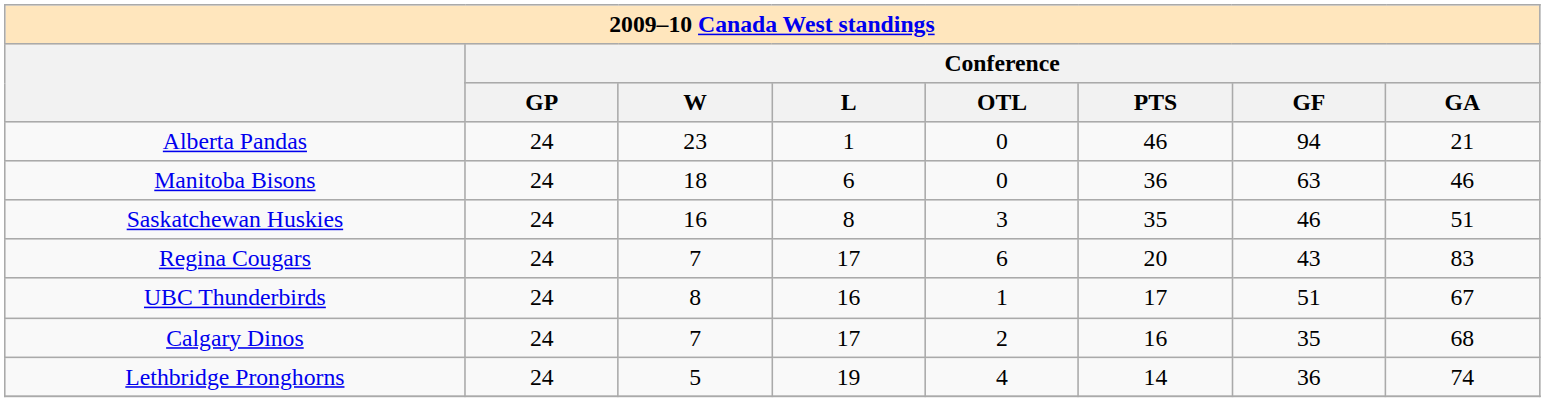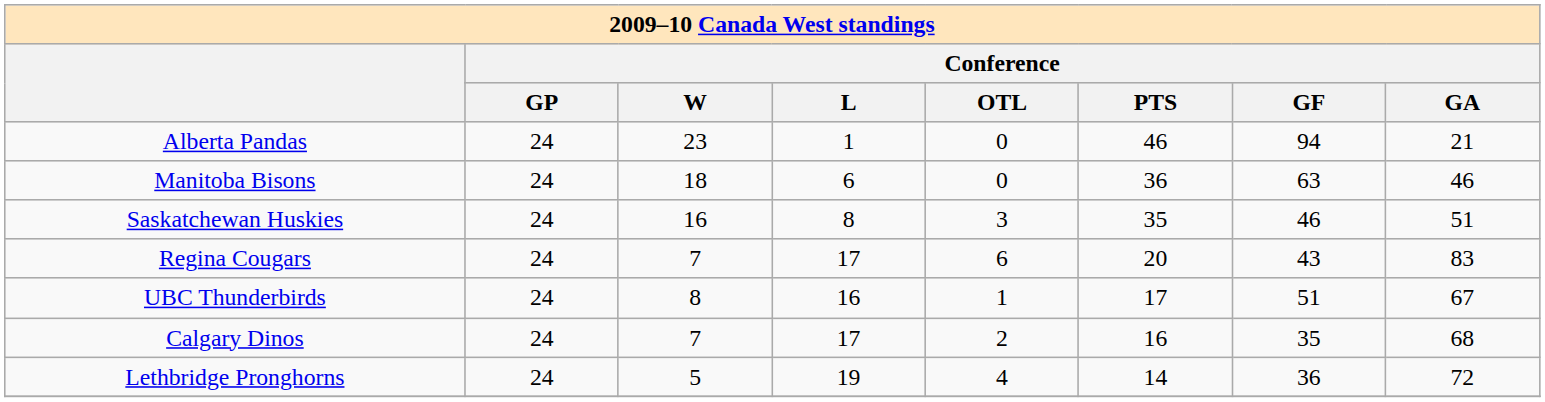(1462, 376) 74 -> (1462, 376) 72
